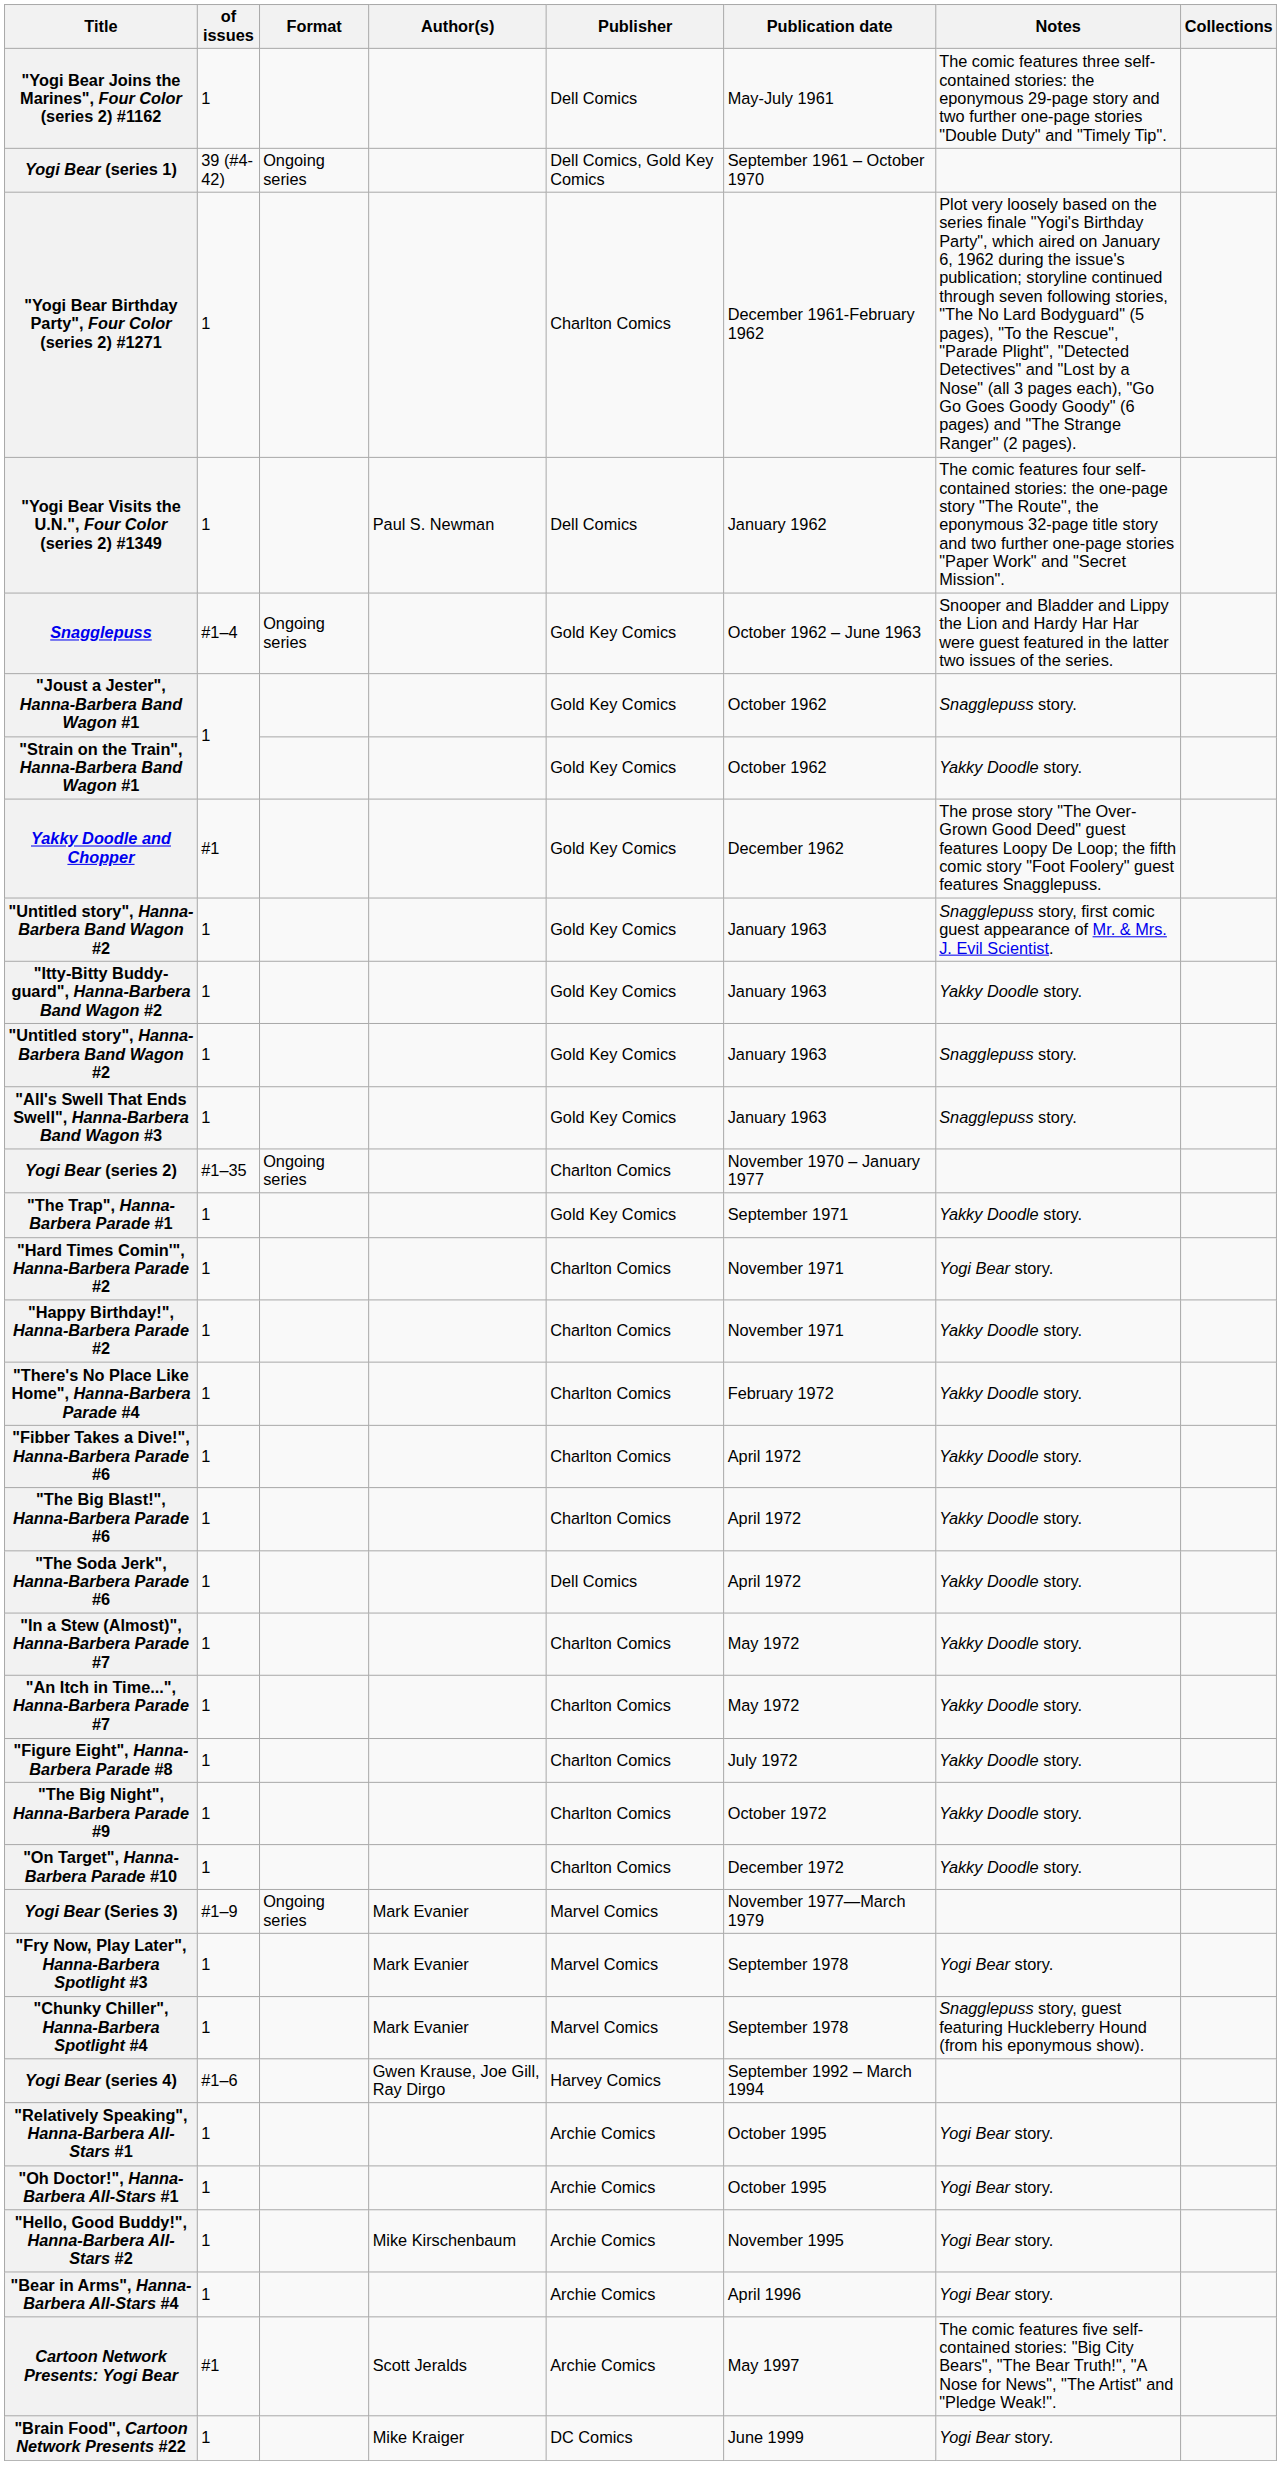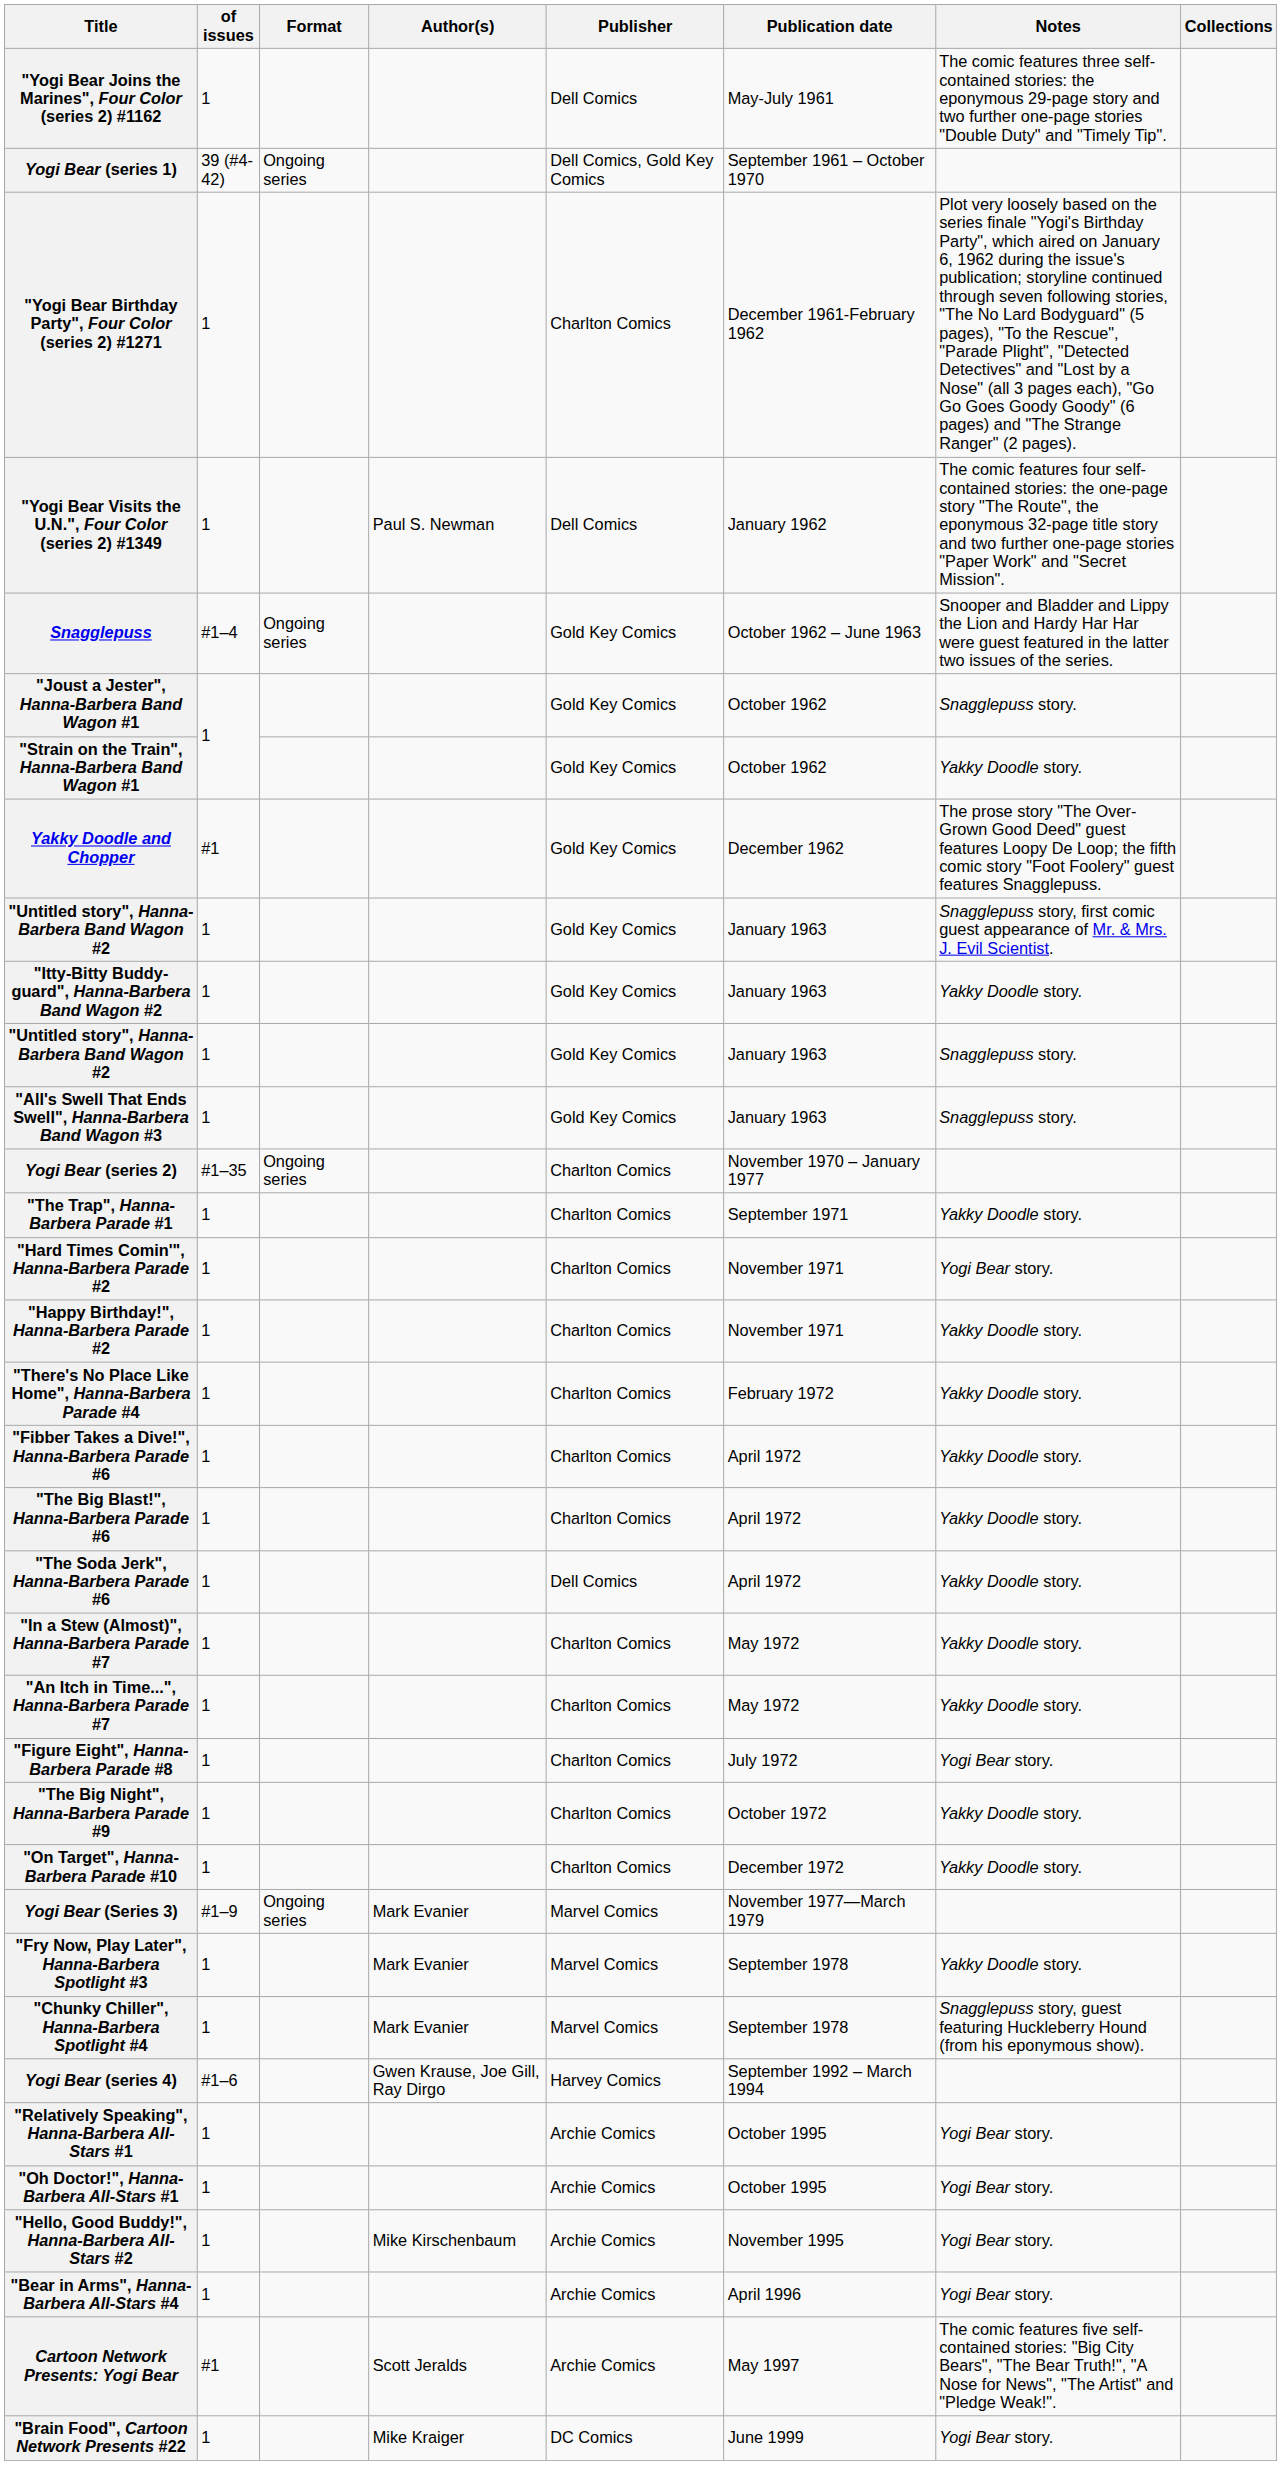(613, 1215) Gold Key Comics -> (610, 1215) Charlton Comics
(1011, 1760) Yakky Doodle story. -> (996, 1760) Yogi Bear story.
(996, 1964) Yogi Bear story. -> (1011, 1964) Yakky Doodle story.
